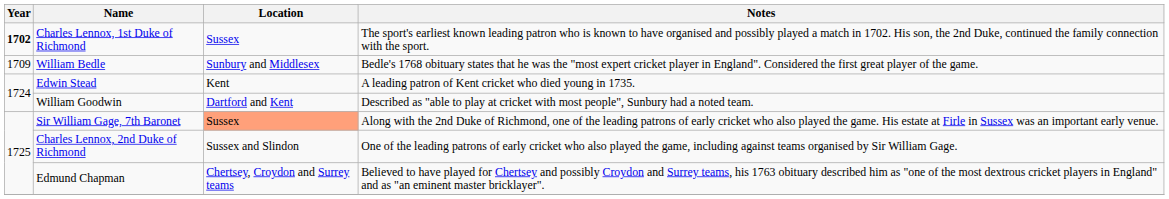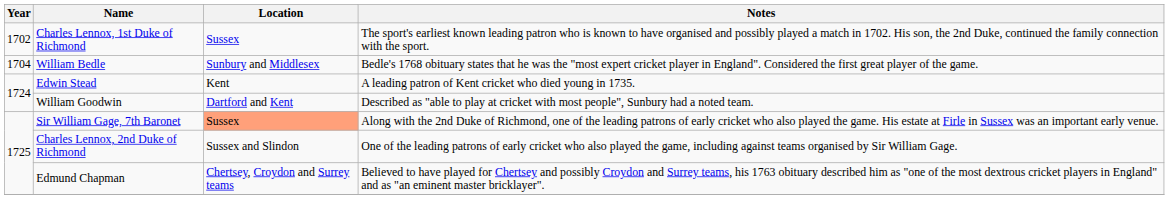(19, 39) bold -> (19, 39) normal
(19, 64) 1709 -> (19, 64) 1704
